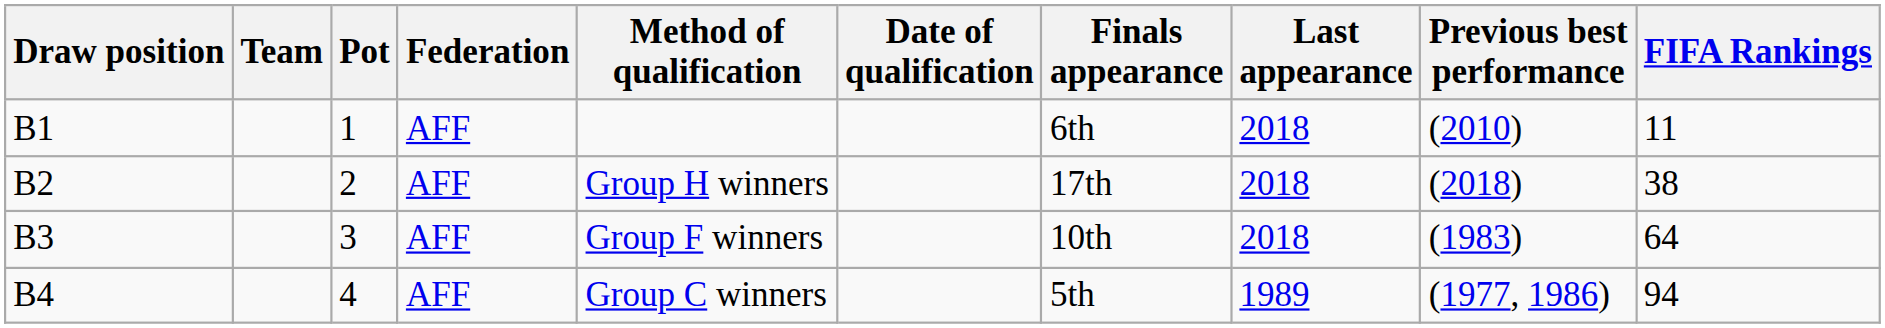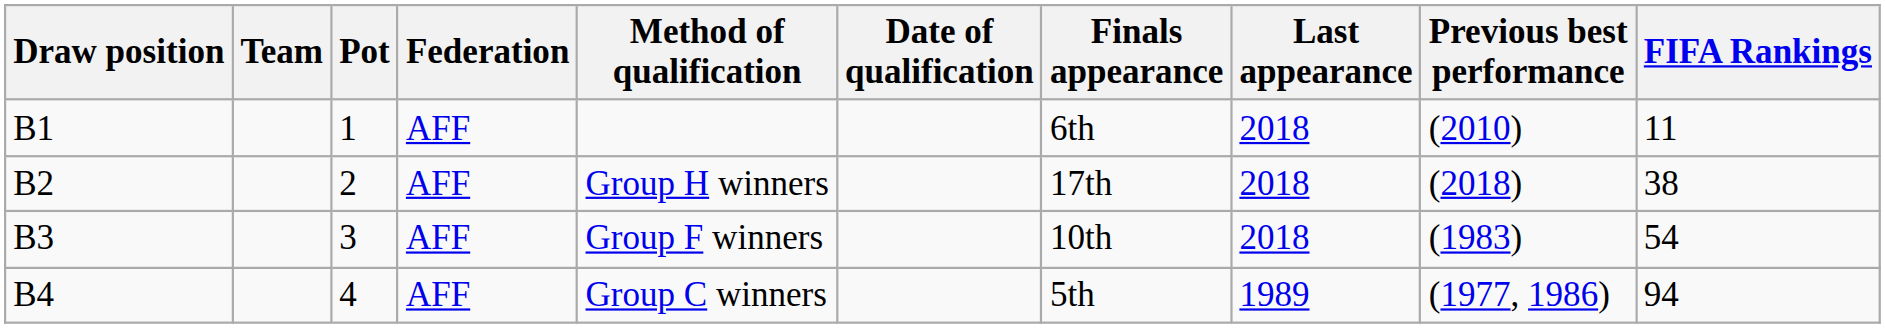(1661, 238) 64 -> (1661, 238) 54
